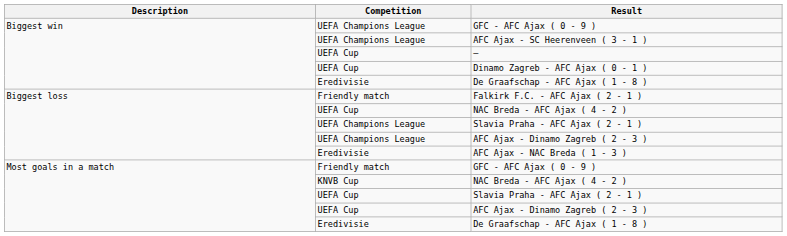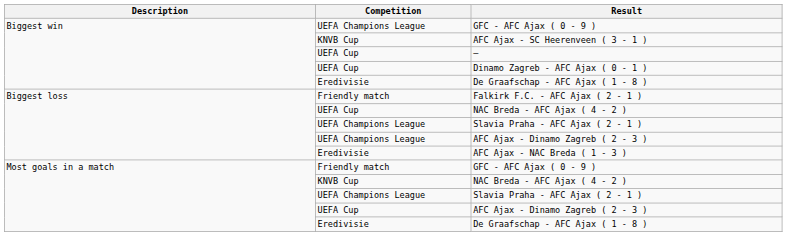(371, 40) UEFA Champions League -> (338, 40) KNVB Cup
(338, 196) UEFA Cup -> (371, 196) UEFA Champions League
